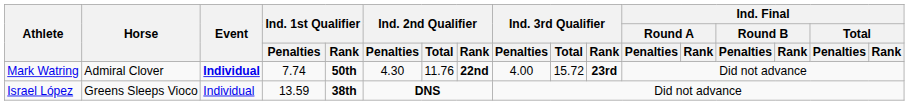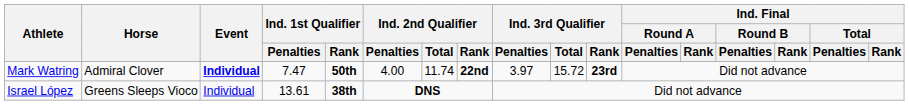(294, 72) 7.74 -> (294, 72) 7.47
(392, 72) 4.30 -> (392, 72) 4.00
(439, 72) 11.76 -> (439, 72) 11.74
(521, 72) 4.00 -> (521, 72) 3.97
(294, 91) 13.59 -> (294, 91) 13.61
